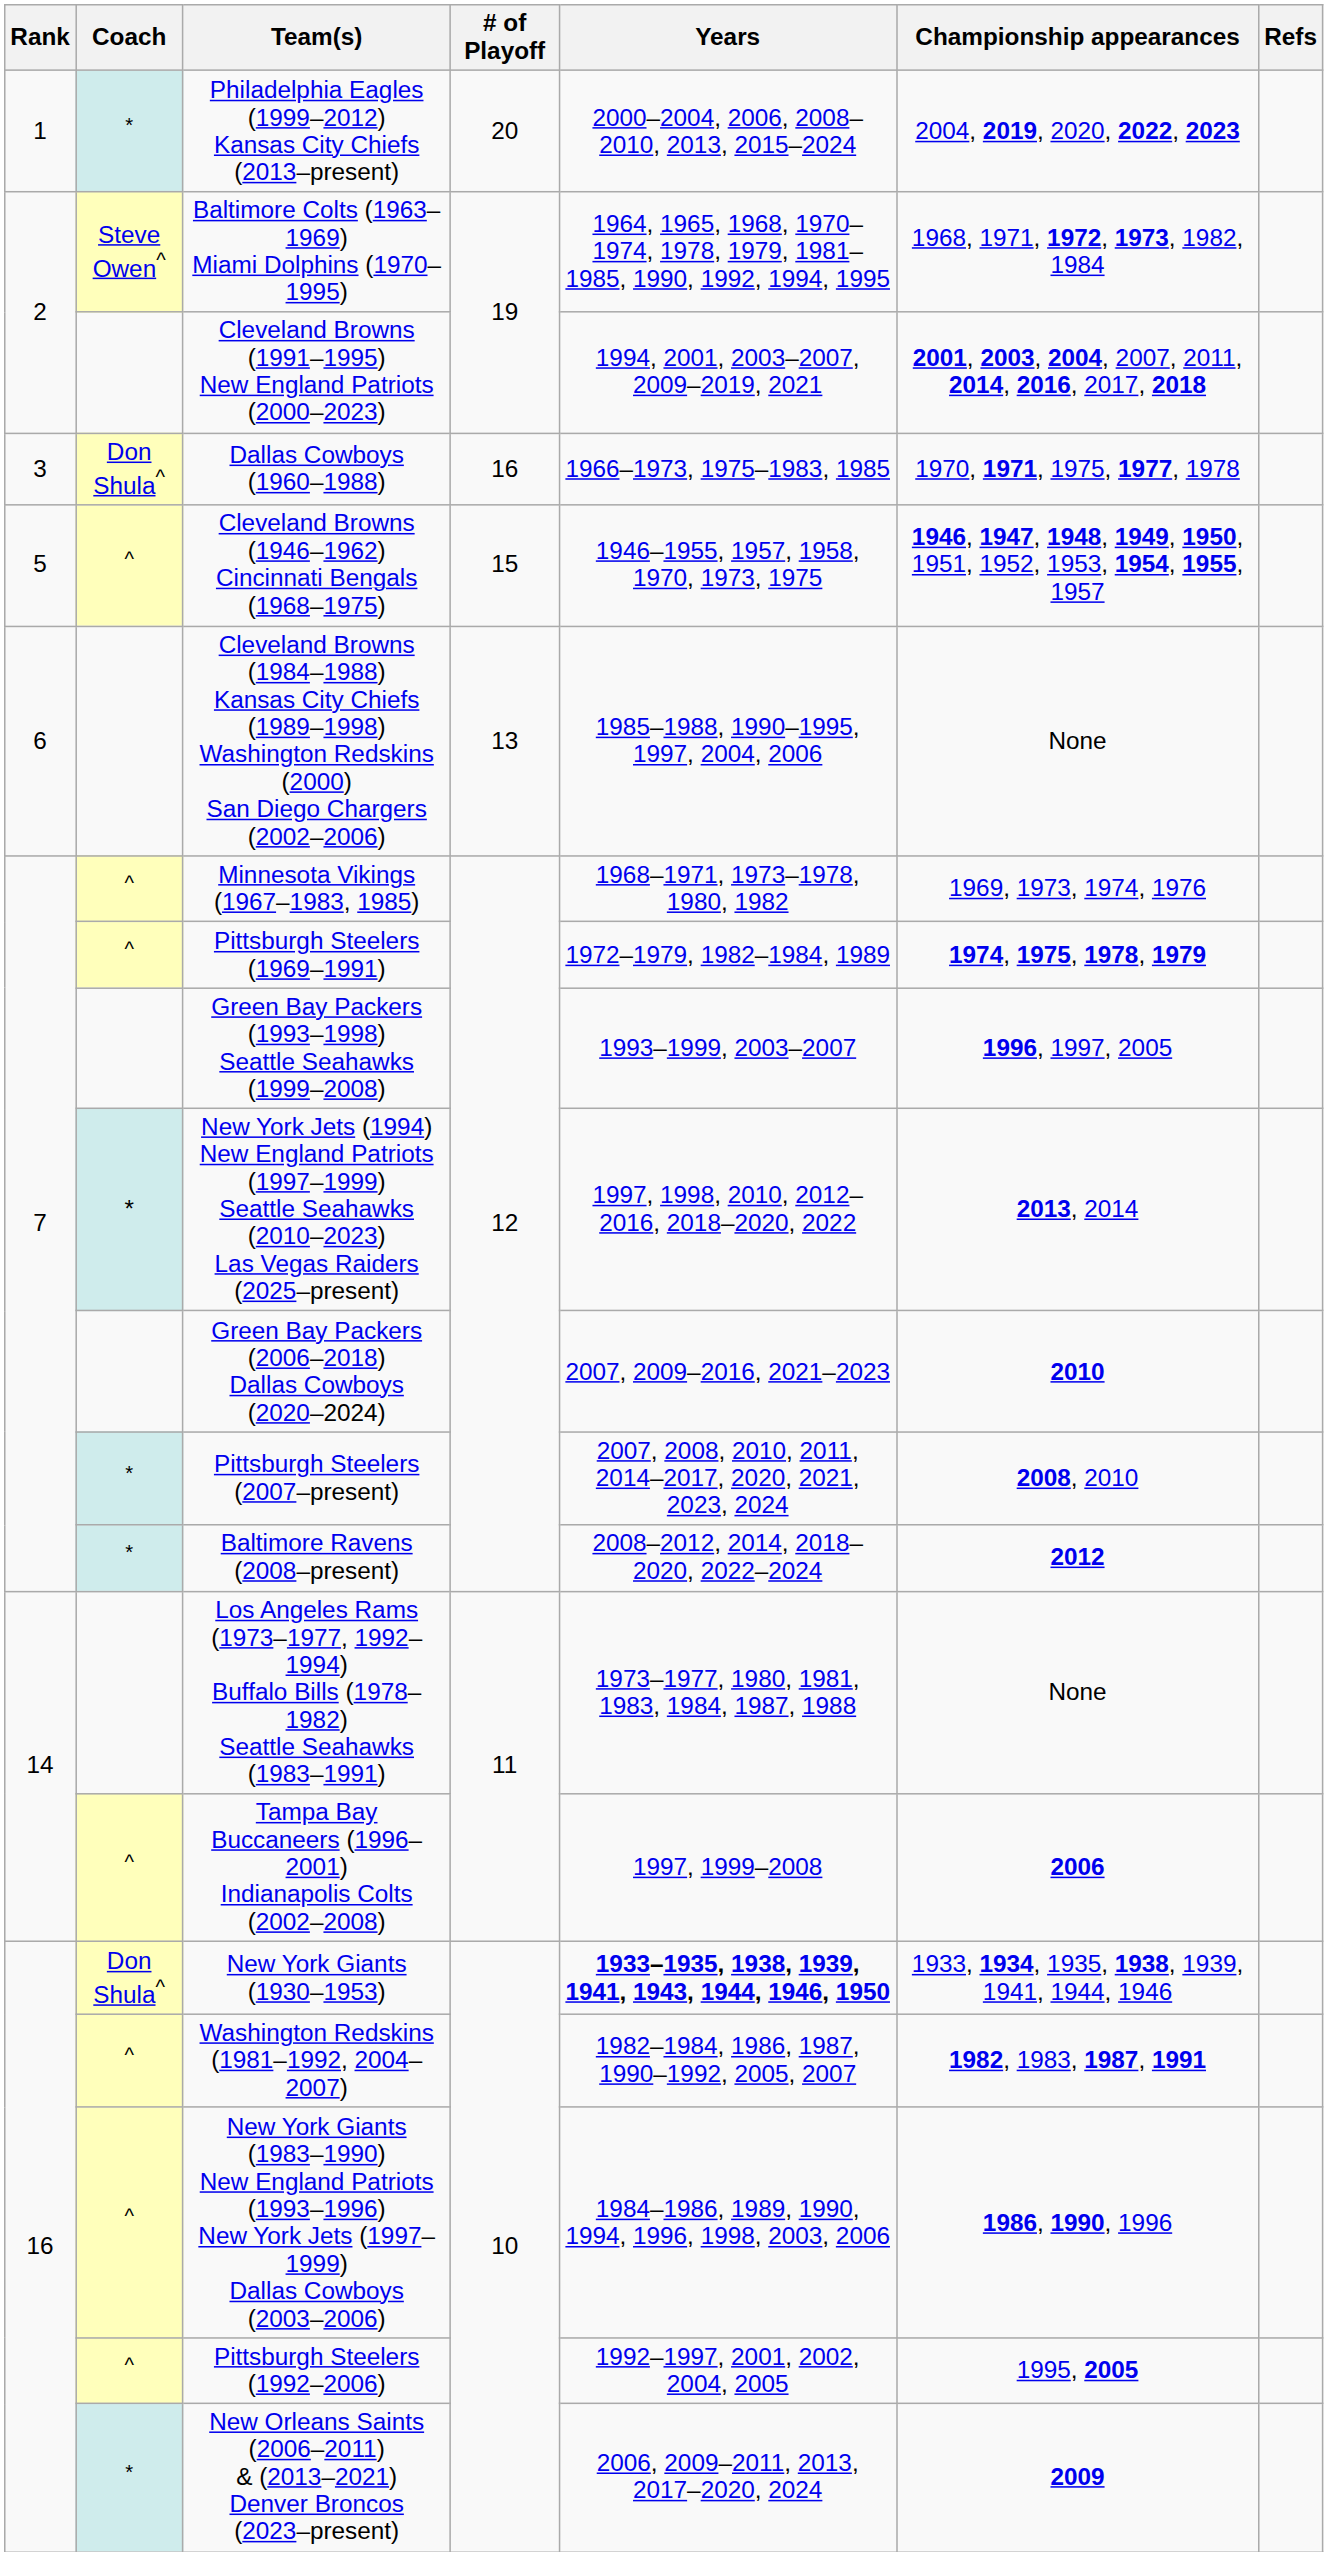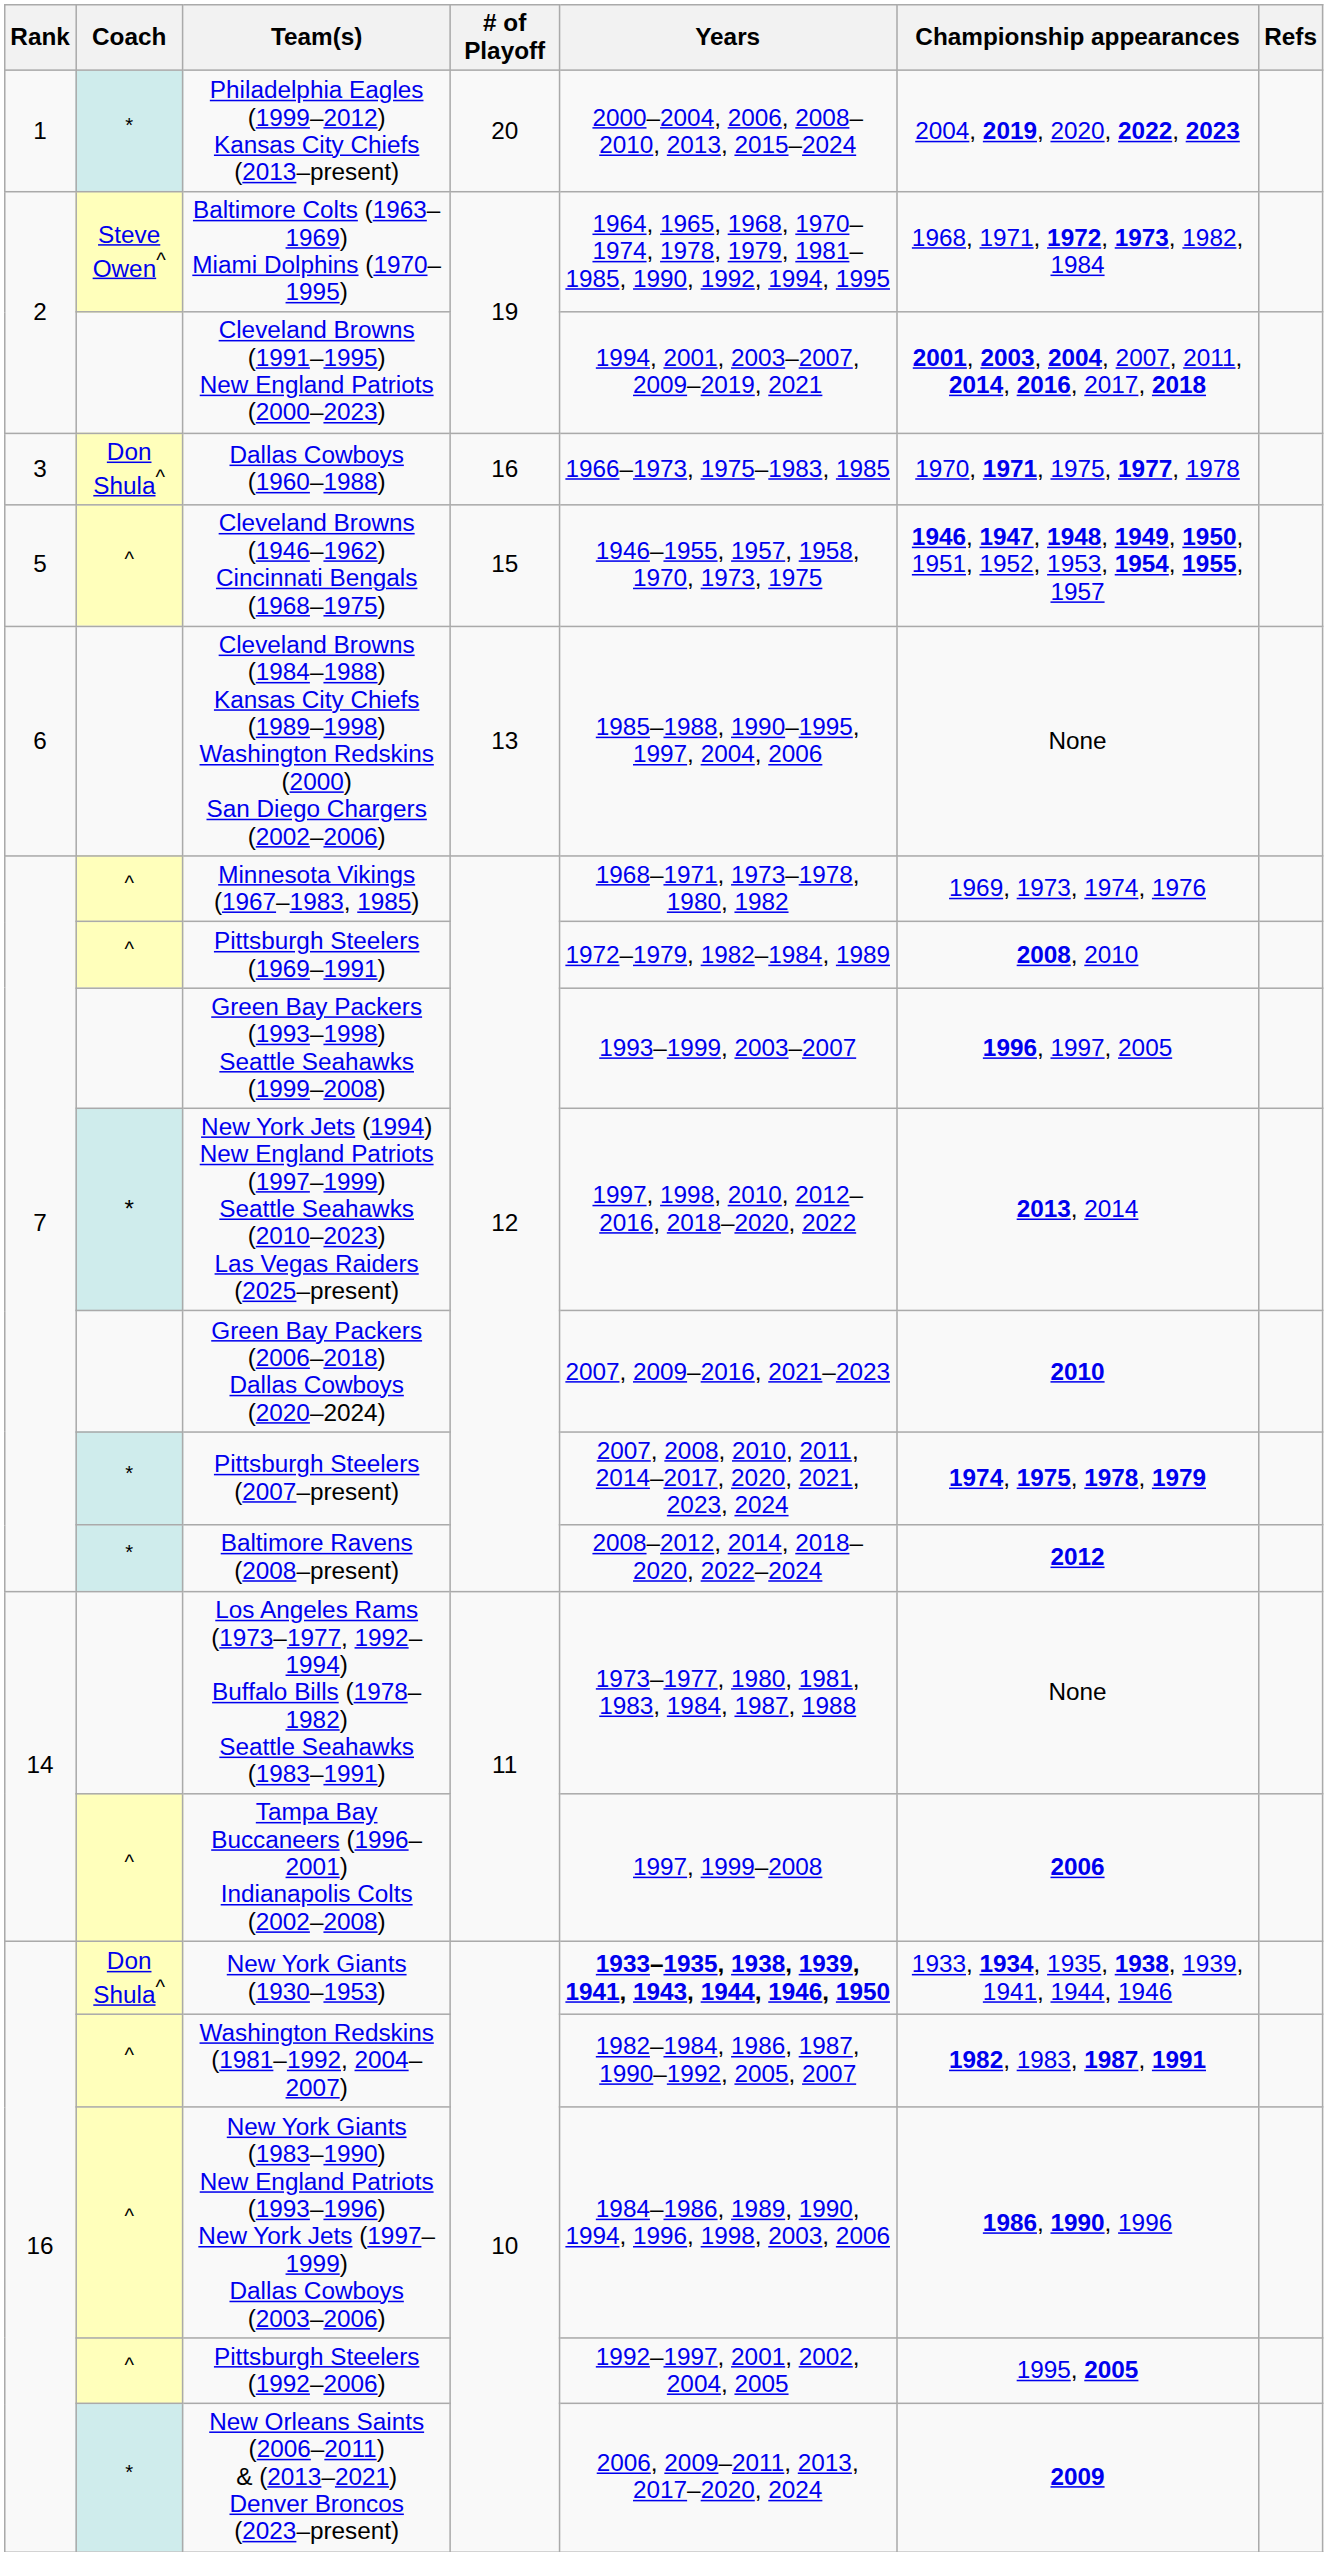(1078, 954) 1974, 1975, 1978, 1979 -> (1078, 954) 2008, 2010
(1078, 1478) 2008, 2010 -> (1078, 1478) 1974, 1975, 1978, 1979
